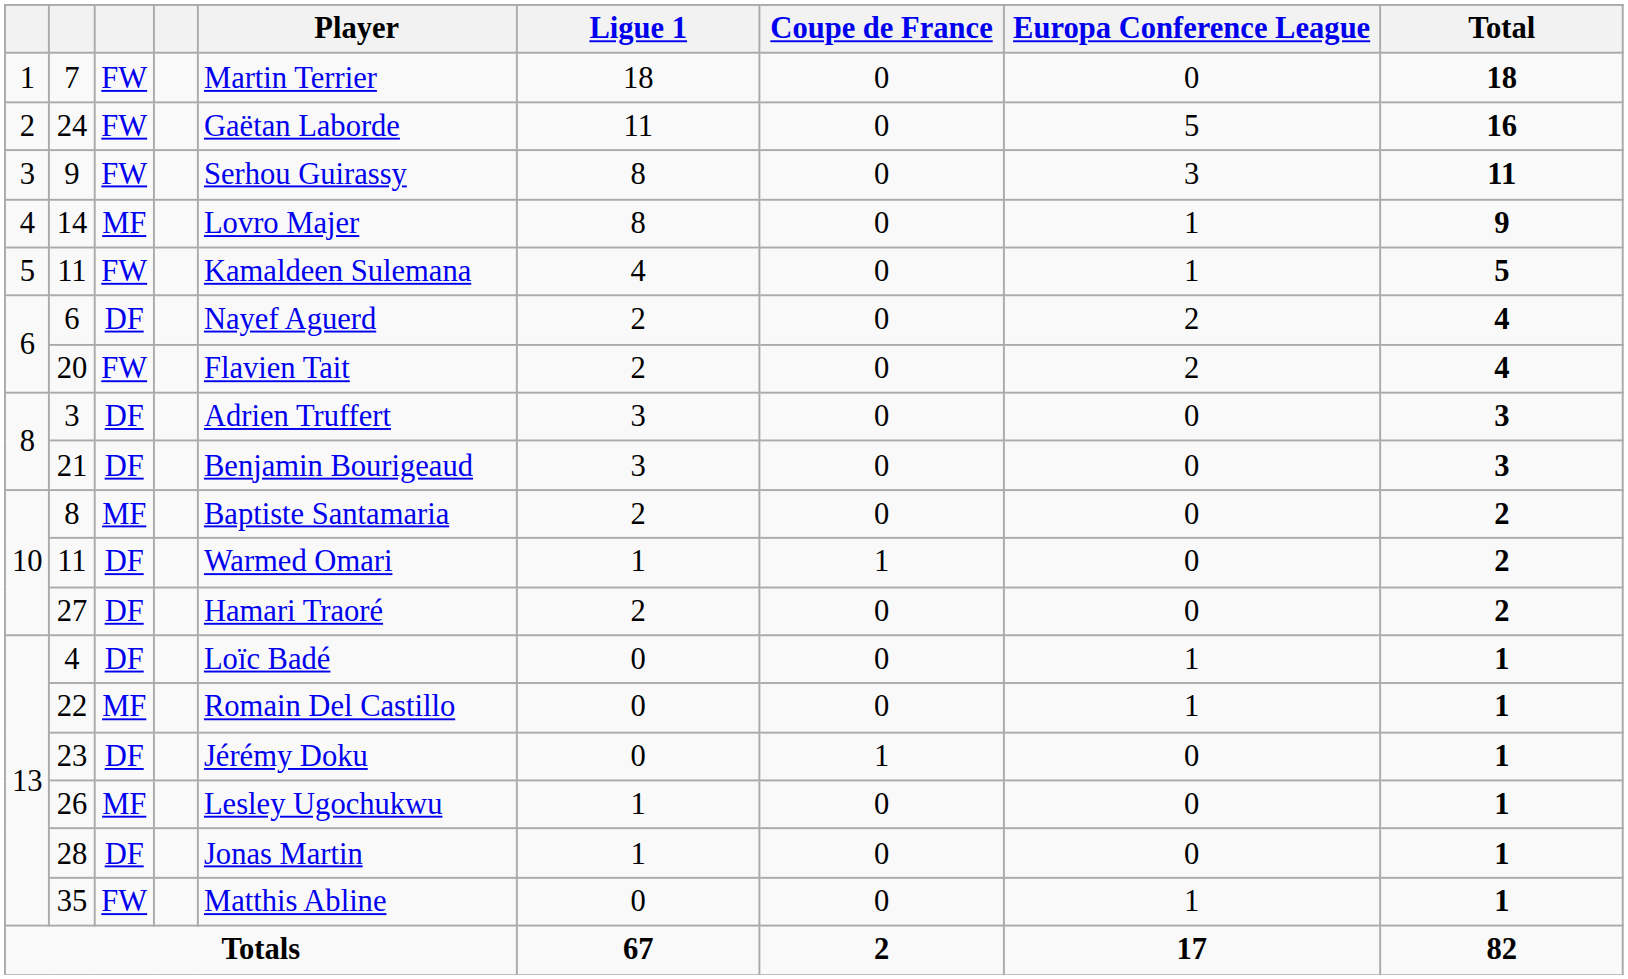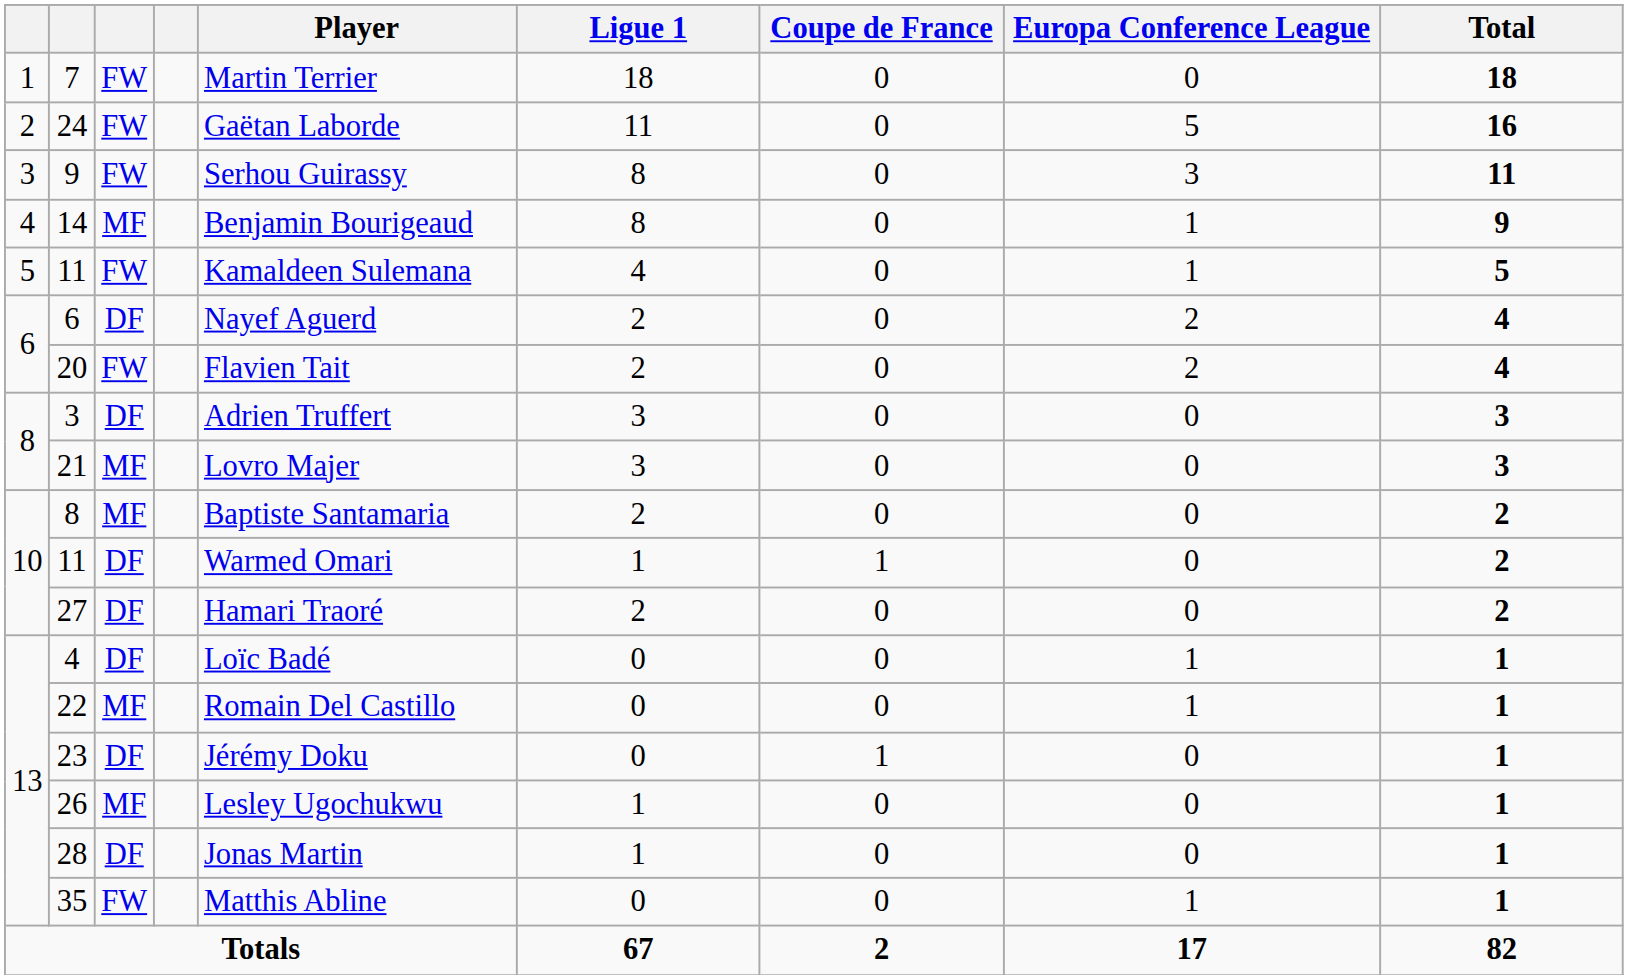(282, 222) Lovro Majer -> (338, 222) Benjamin Bourigeaud
(124, 464) DF -> (124, 464) MF
(338, 464) Benjamin Bourigeaud -> (282, 464) Lovro Majer
